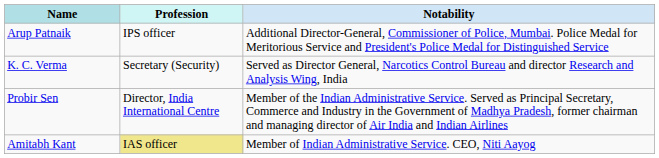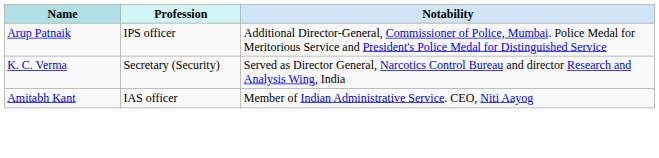- row: (33, 98)
(150, 144) khaki background -> (150, 98) no background
